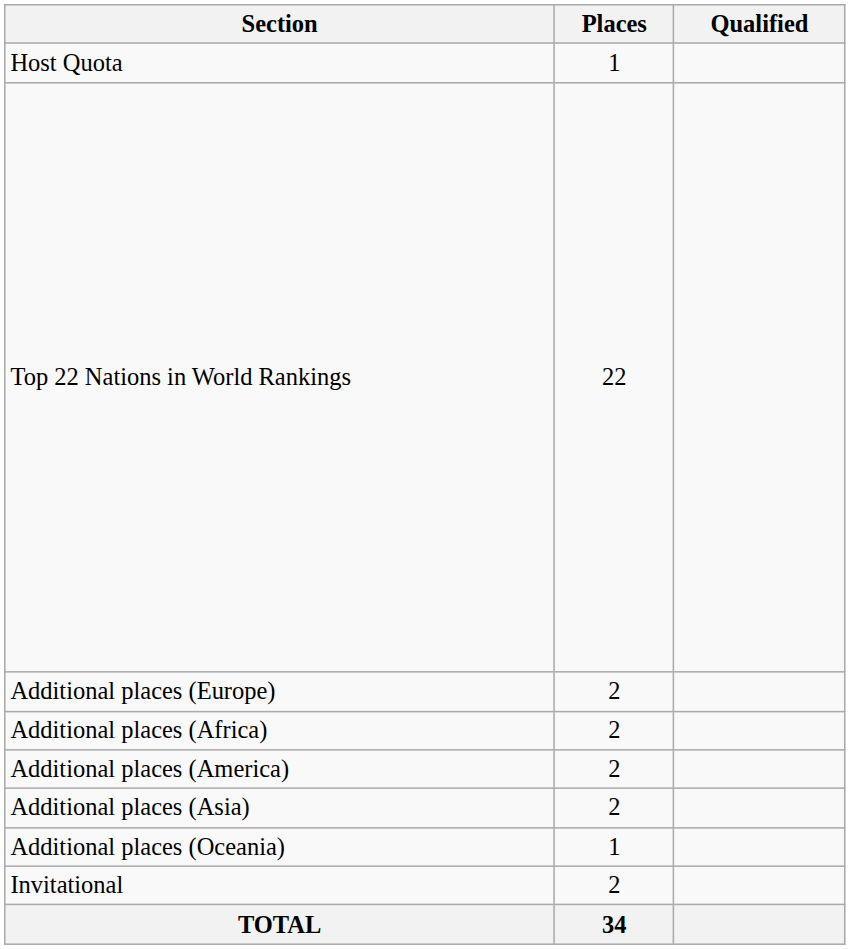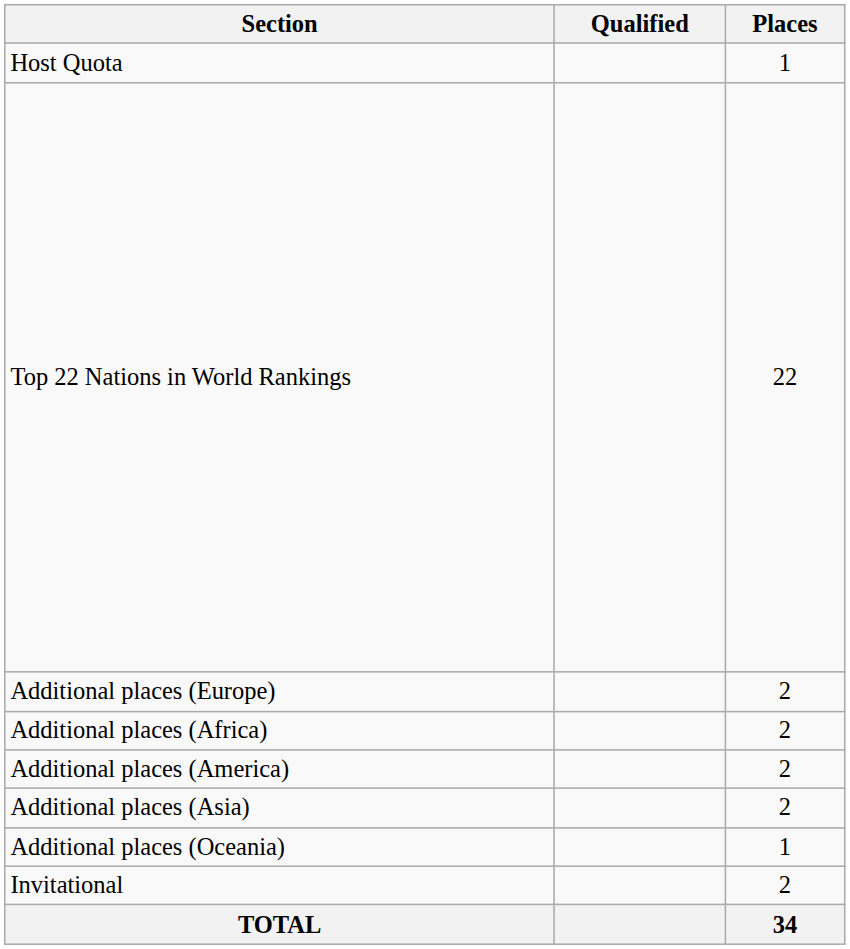columns swapped: (614, 23) <-> (759, 23)
